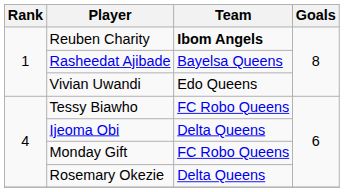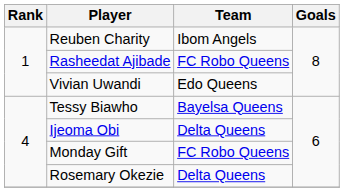(220, 38) bold -> (217, 38) normal
(230, 61) Bayelsa Queens -> (233, 61) FC Robo Queens
(233, 107) FC Robo Queens -> (230, 107) Bayelsa Queens
